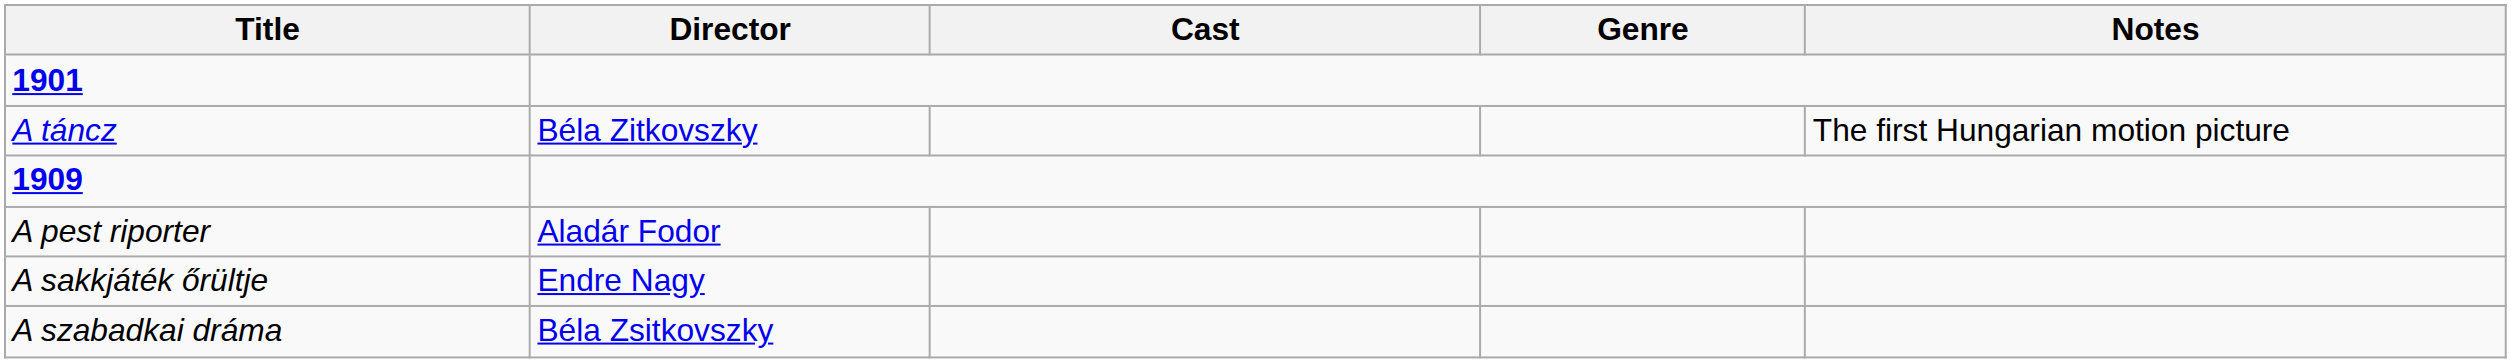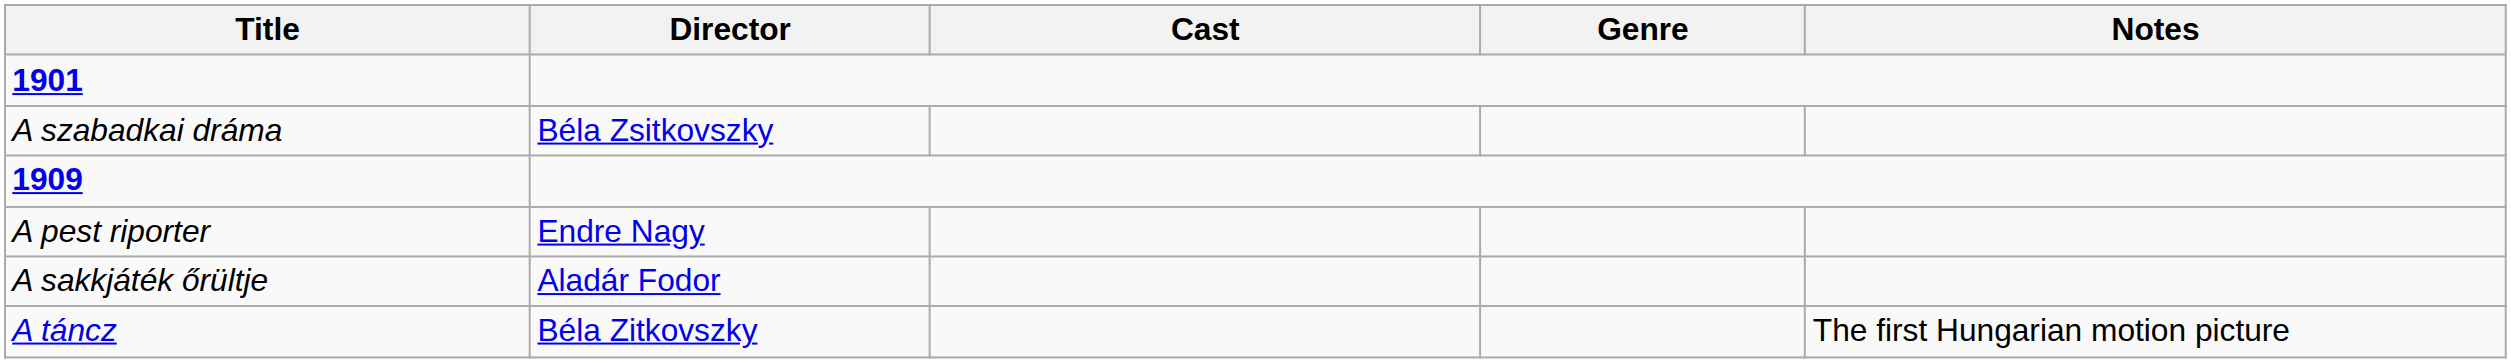rows swapped: (65, 130) <-> (147, 331)
(629, 230) Aladár Fodor -> (621, 230) Endre Nagy
(621, 280) Endre Nagy -> (629, 280) Aladár Fodor
